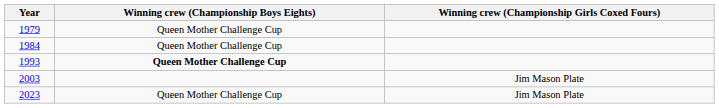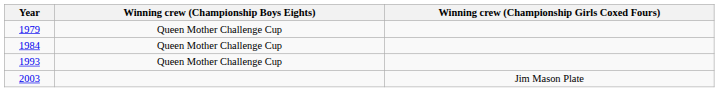(220, 62) bold -> (220, 62) normal
- row: (29, 95)
